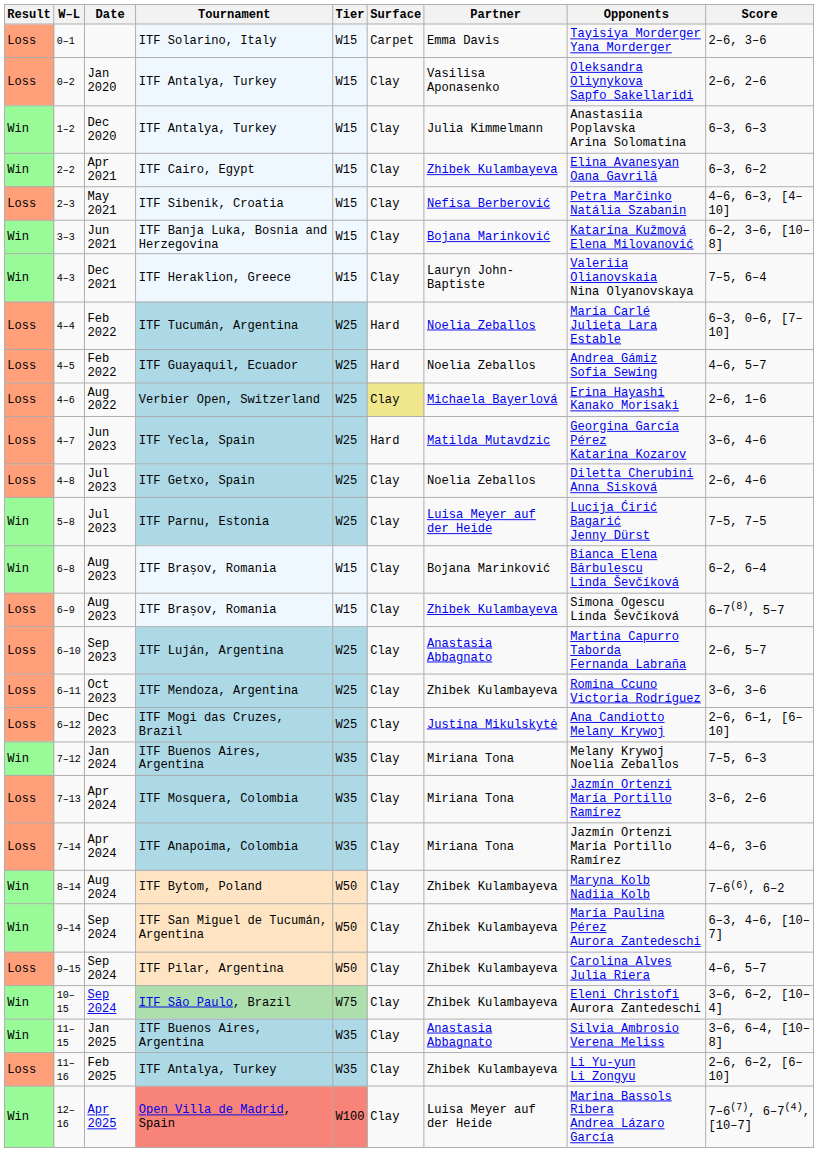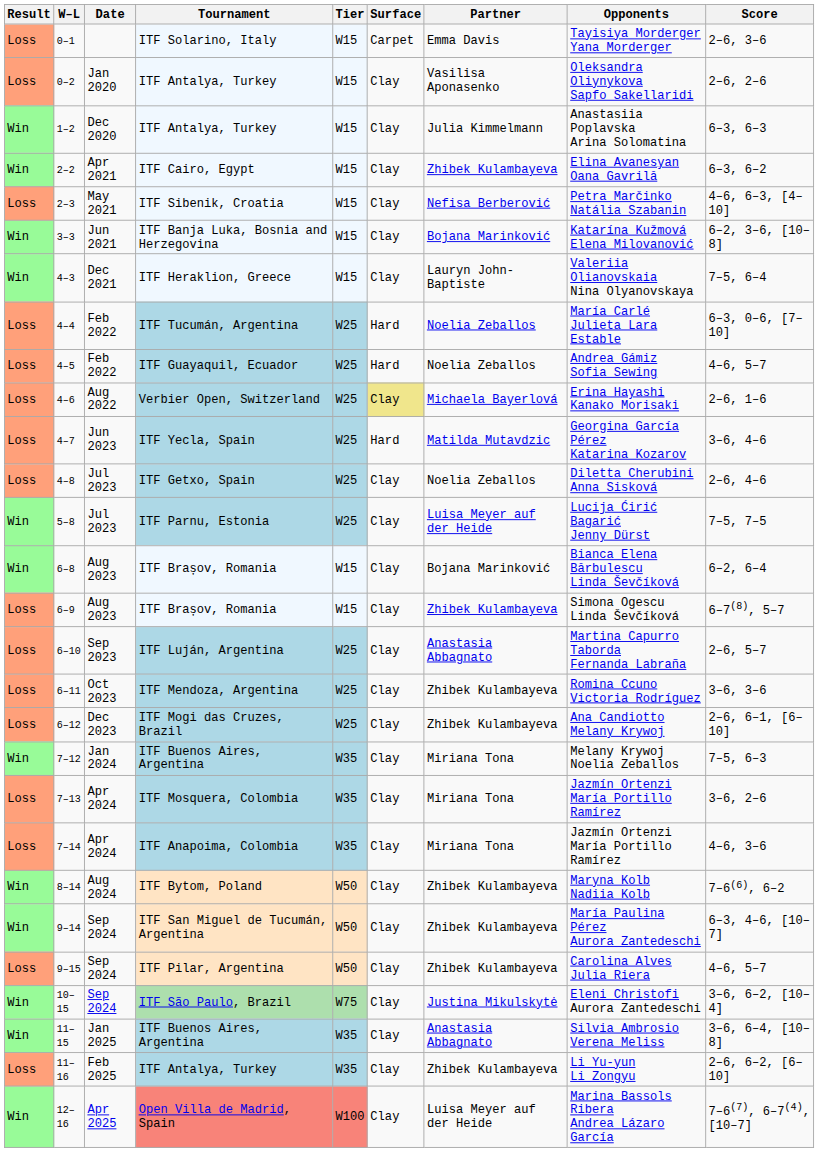(492, 725) Justina Mikulskytė -> (492, 725) Zhibek Kulambayeva
(492, 1002) Zhibek Kulambayeva -> (492, 1002) Justina Mikulskytė
